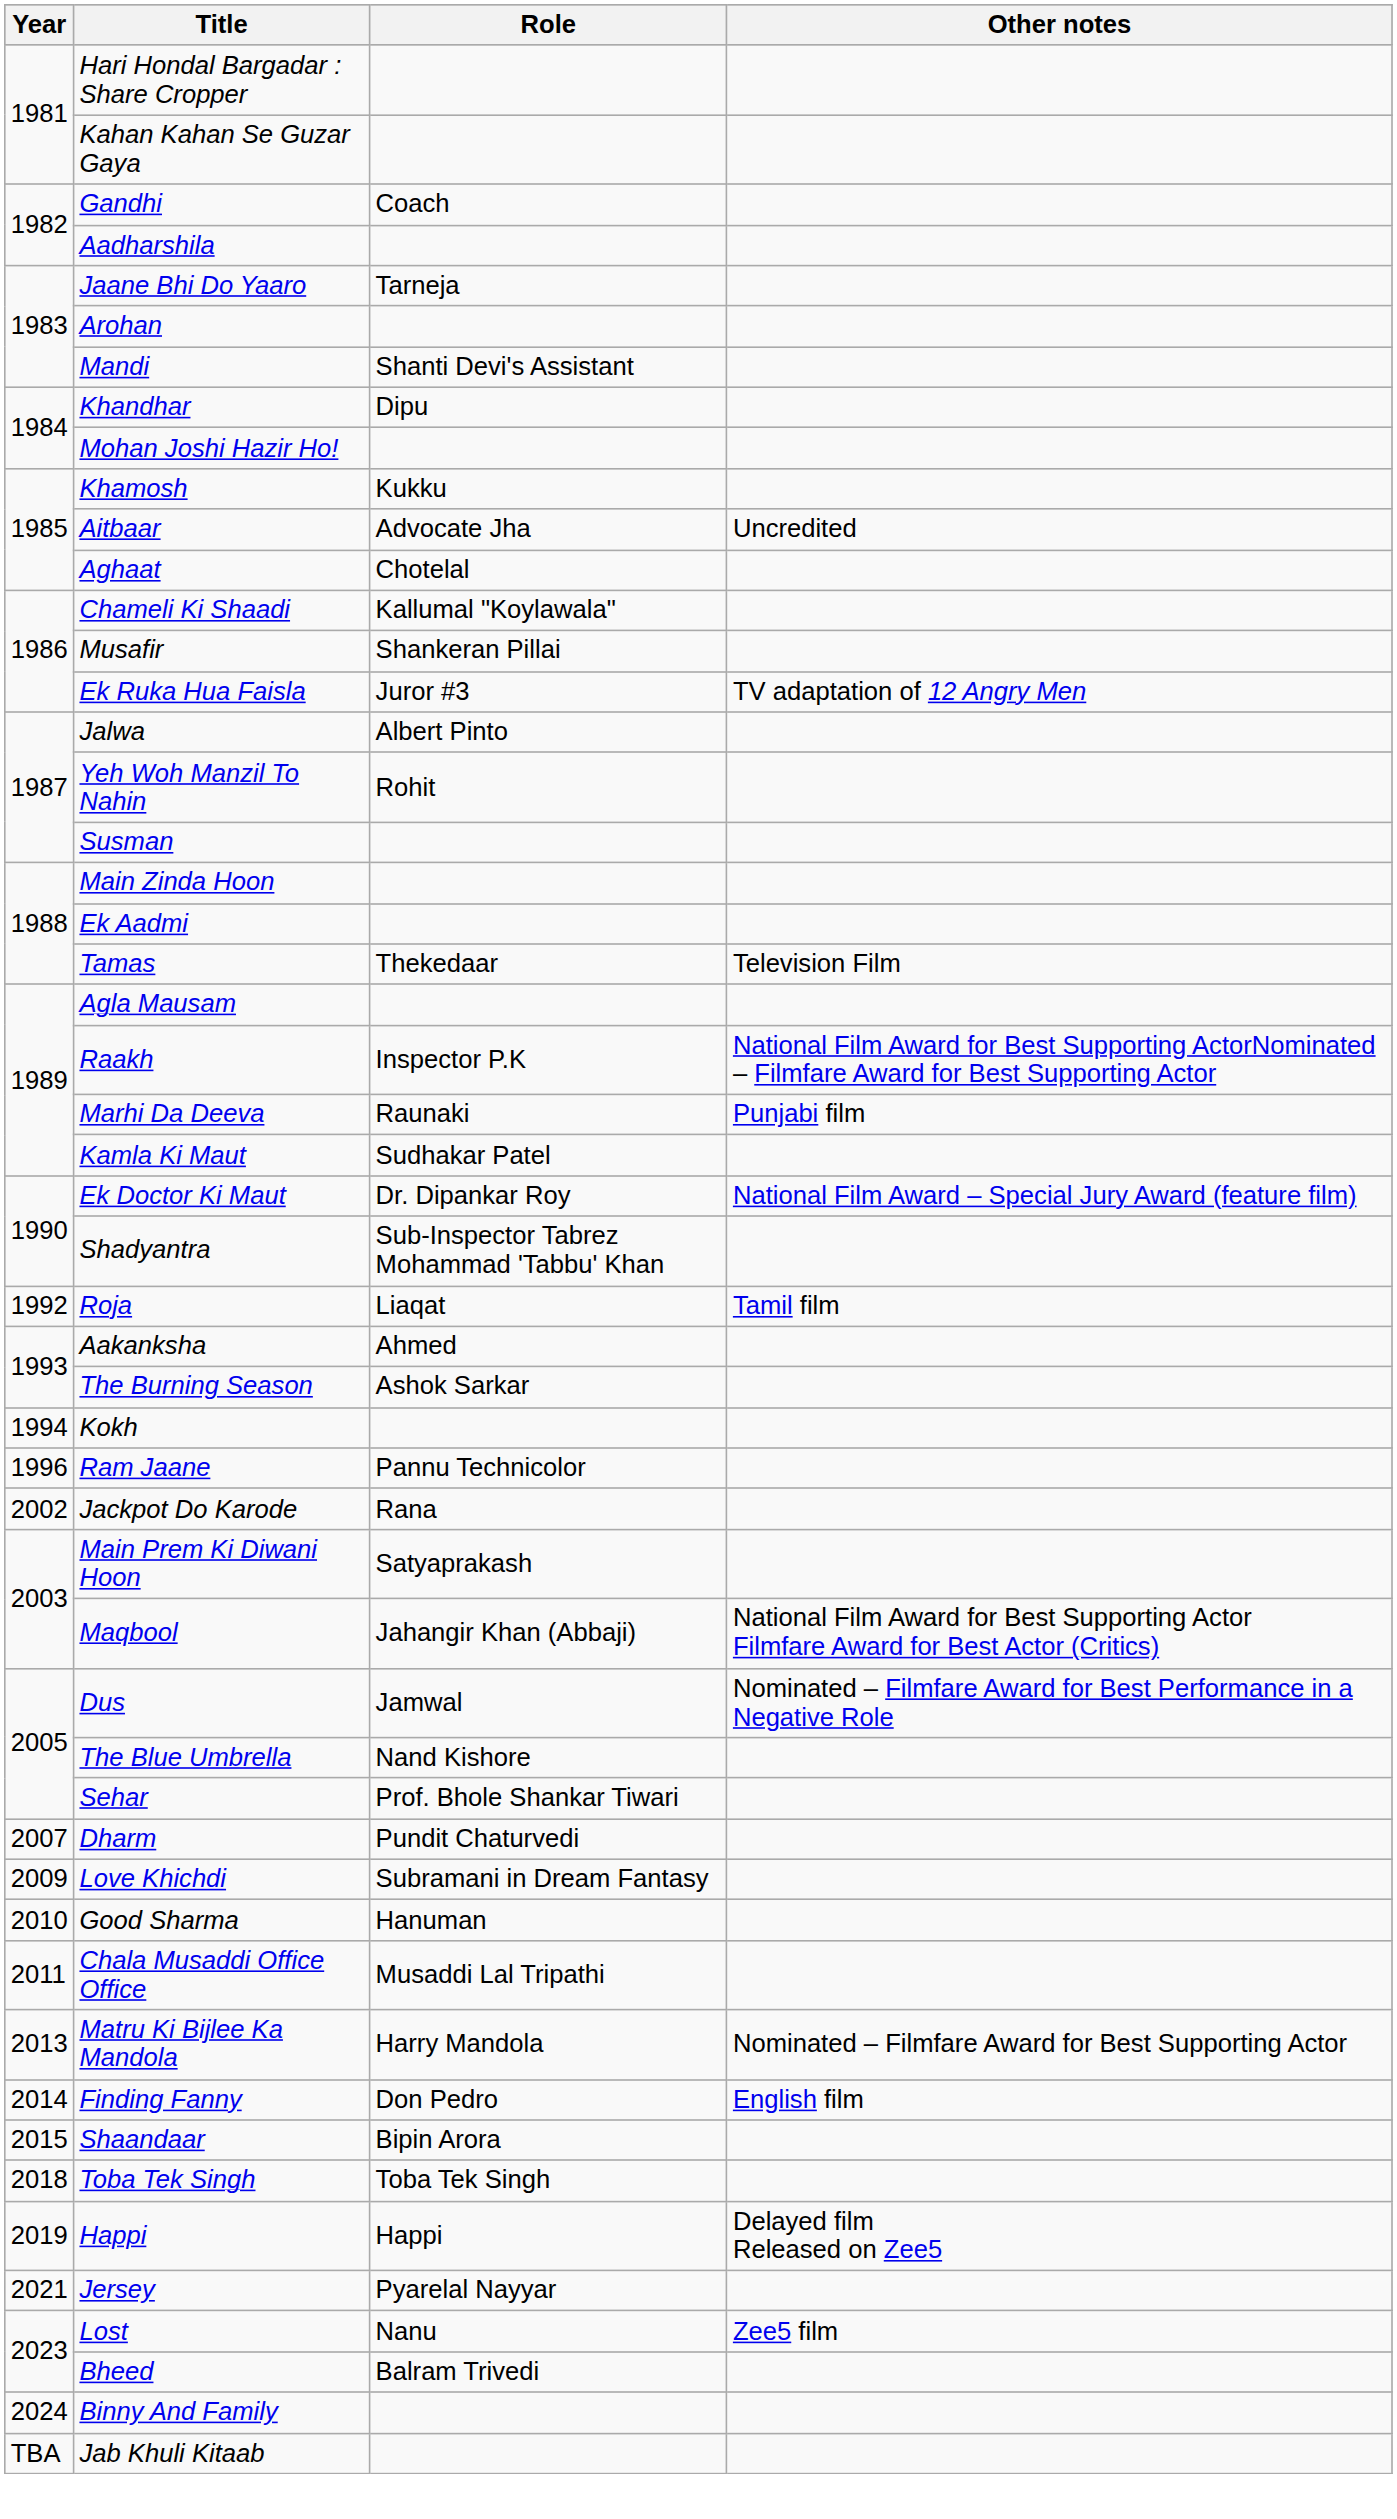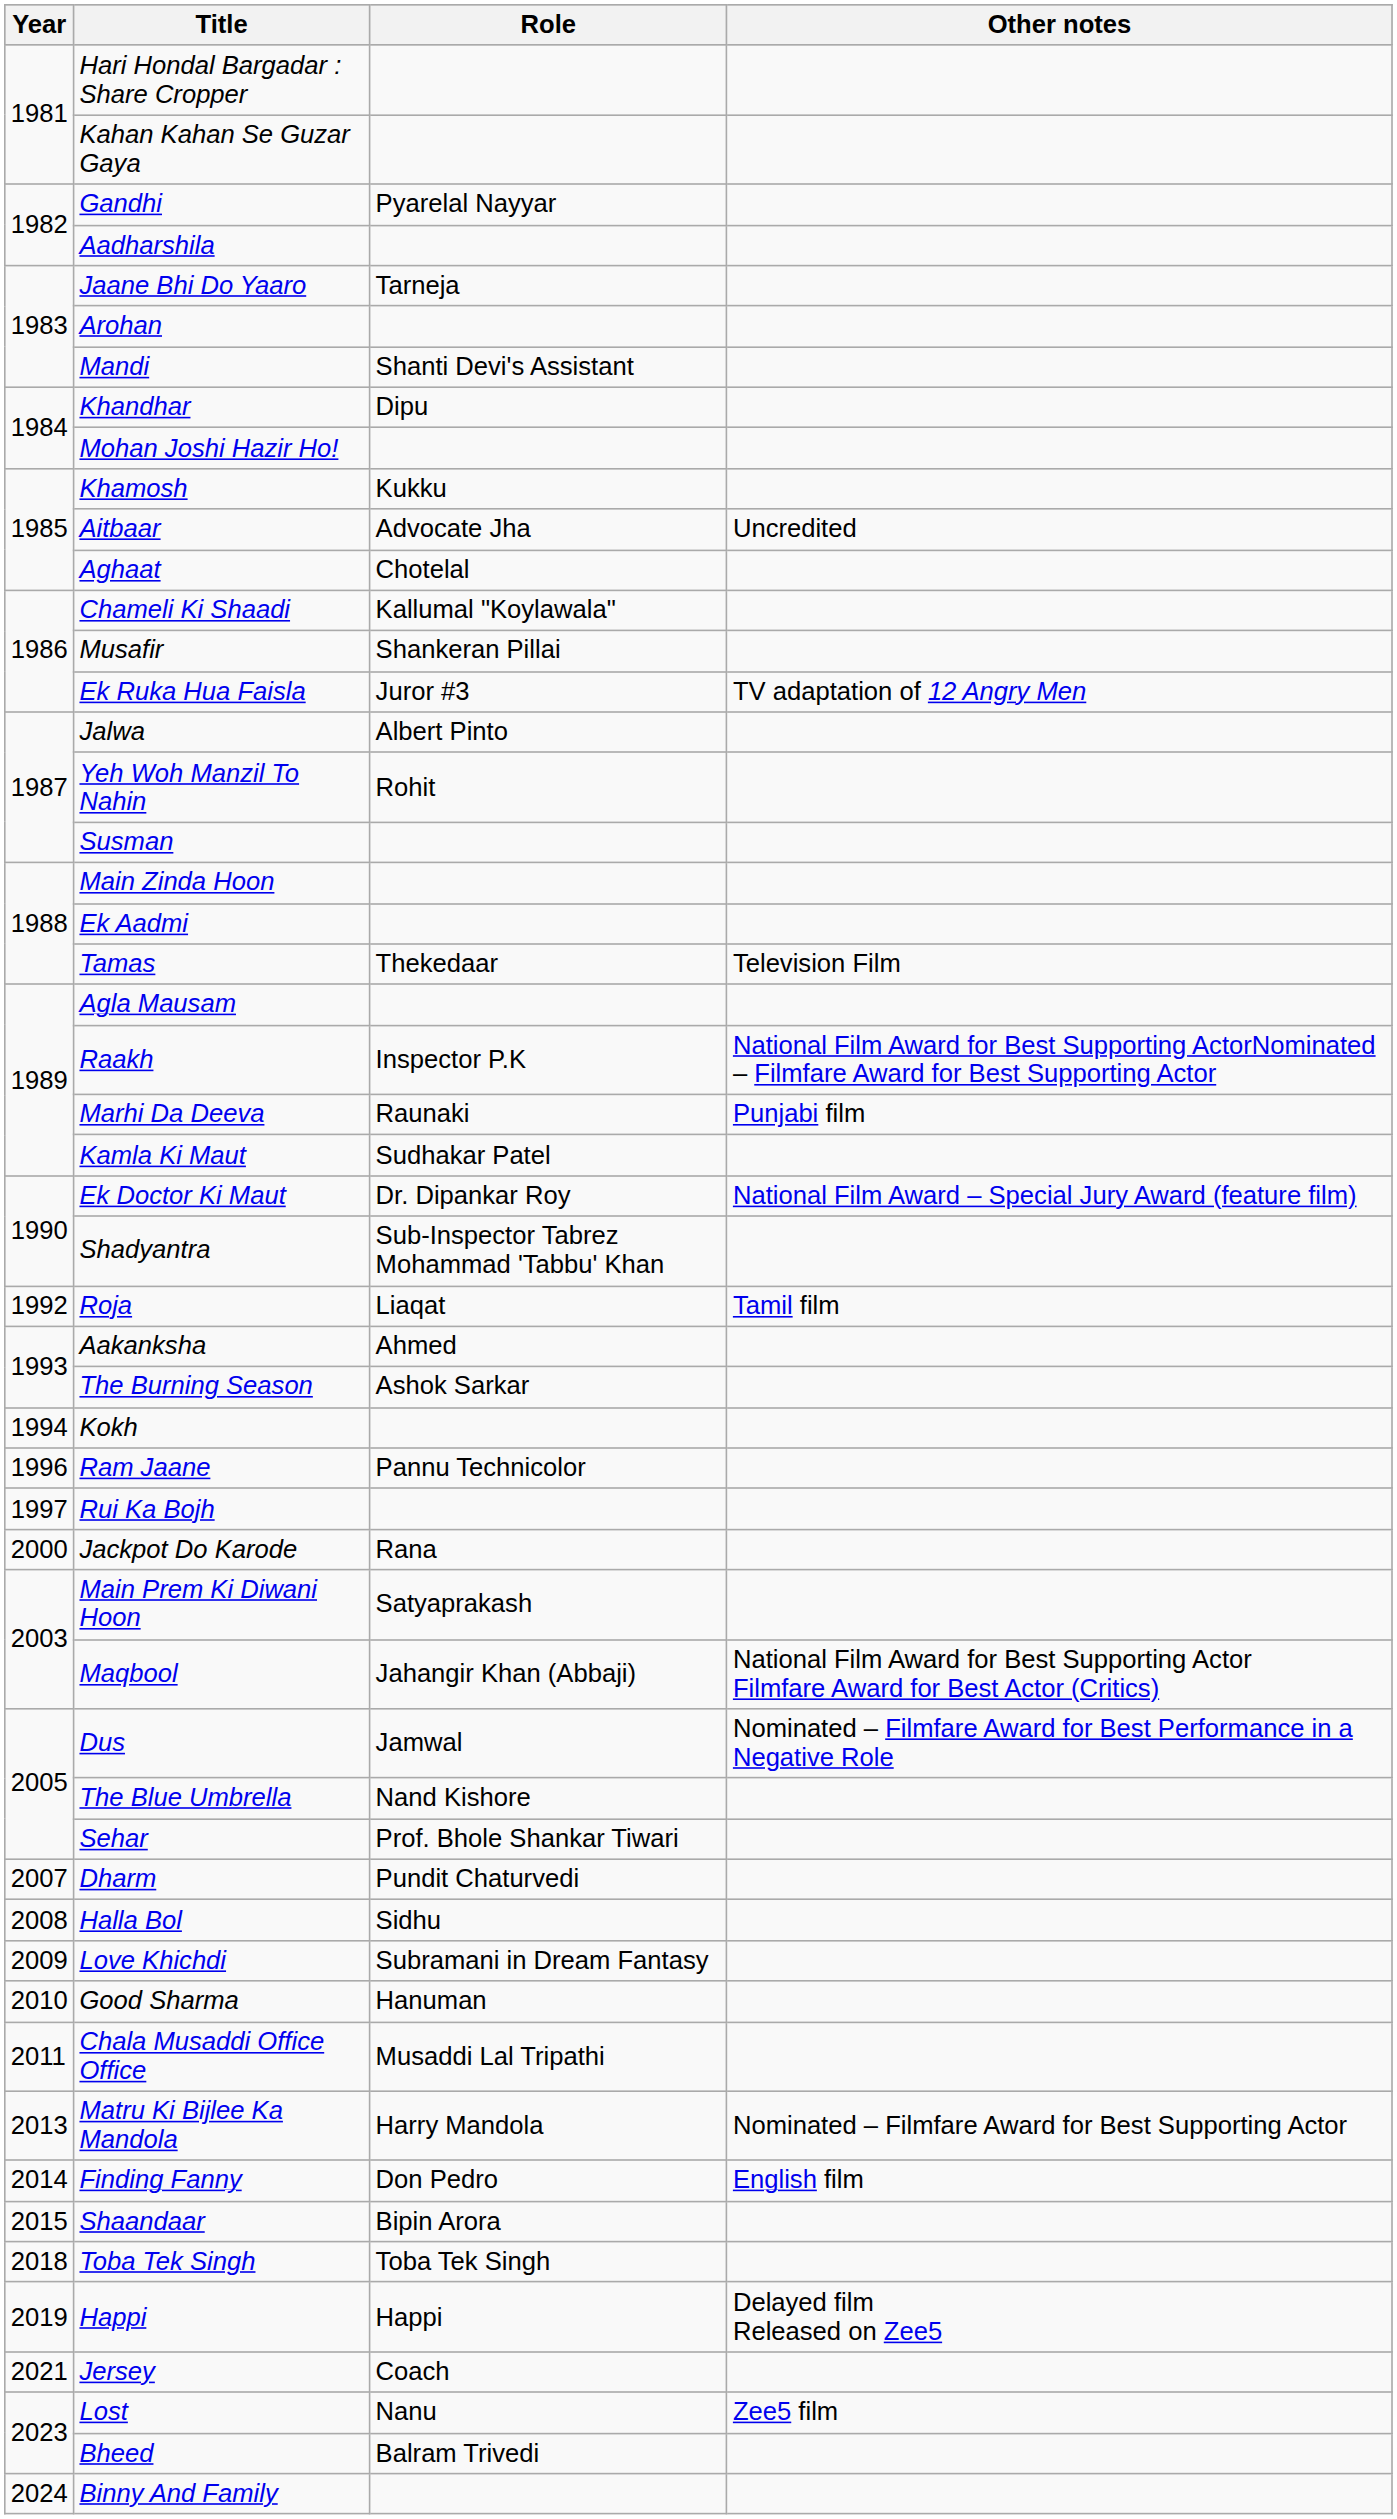(413, 204) Coach -> (466, 204) Pyarelal Nayyar
+ row: (147, 1508)
(39, 1508) 2002 -> (39, 1549) 2000
+ row: (131, 1919)
(466, 2290) Pyarelal Nayyar -> (413, 2371) Coach
- row: (172, 2452)
